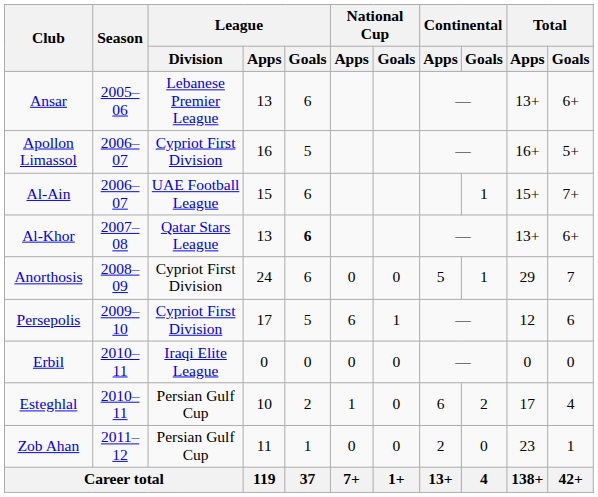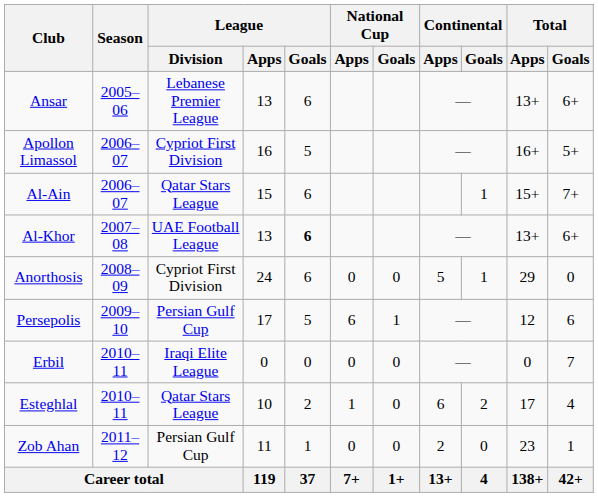(196, 193) UAE Football League -> (196, 193) Qatar Stars League
(196, 235) Qatar Stars League -> (196, 235) UAE Football League
(571, 277) 7 -> (571, 277) 0
(196, 320) Cypriot First Division -> (196, 320) Persian Gulf Cup
(571, 362) 0 -> (571, 362) 7
(196, 404) Persian Gulf Cup -> (196, 404) Qatar Stars League
